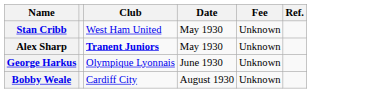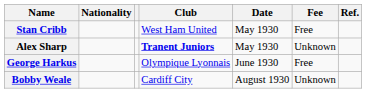+ column: (106, 12)
(260, 29) Unknown -> (304, 29) Free
(260, 63) Unknown -> (304, 63) Free
